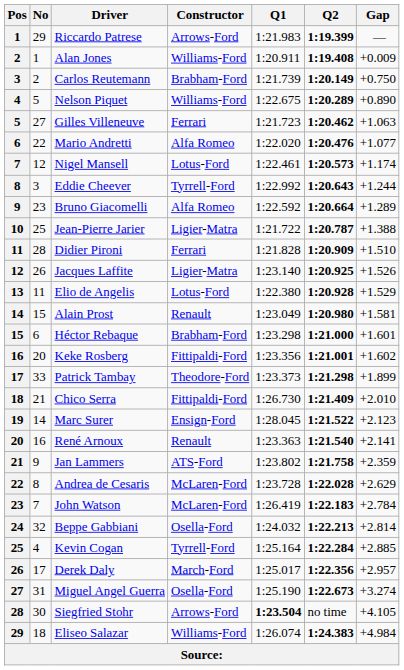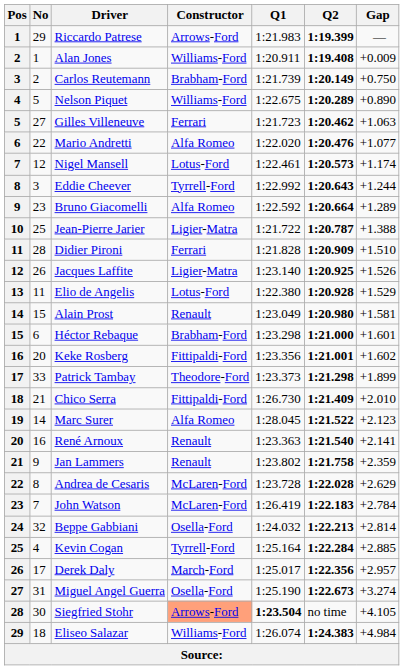(203, 420) Ensign-Ford -> (203, 420) Alfa Romeo
(197, 462) ATS-Ford -> (191, 462) Renault
(205, 611) no background -> (205, 611) lightsalmon background
